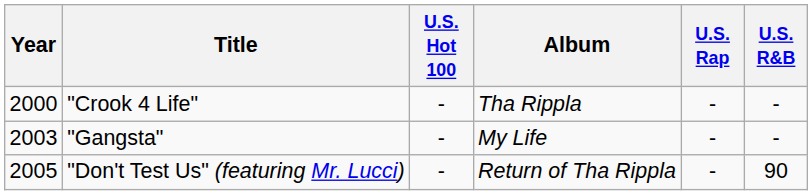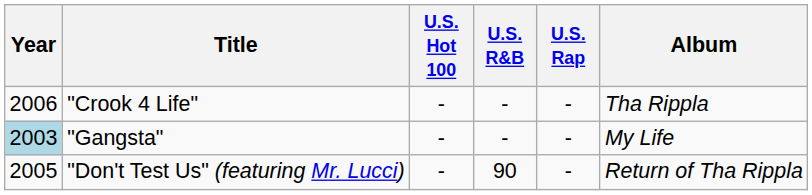columns swapped: (776, 46) <-> (577, 45)
(33, 103) 2000 -> (33, 103) 2006
(33, 137) no background -> (33, 137) lightblue background
